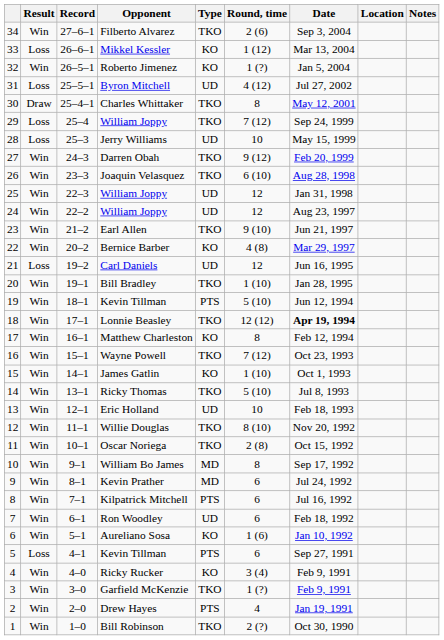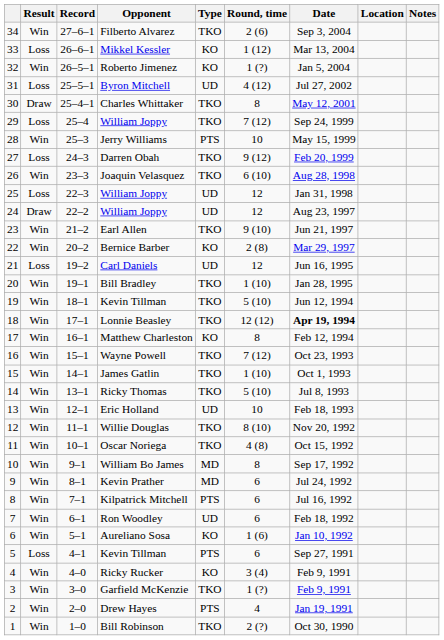(39, 139) Loss -> (39, 139) Win
(210, 139) UD -> (210, 139) PTS
(39, 157) Win -> (39, 157) Loss
(39, 193) Win -> (39, 193) Loss
(39, 211) Win -> (39, 211) Draw
(257, 247) 4 (8) -> (257, 247) 2 (8)
(210, 301) PTS -> (210, 301) TKO
(210, 373) KO -> (210, 373) TKO
(257, 445) 2 (8) -> (257, 445) 4 (8)
